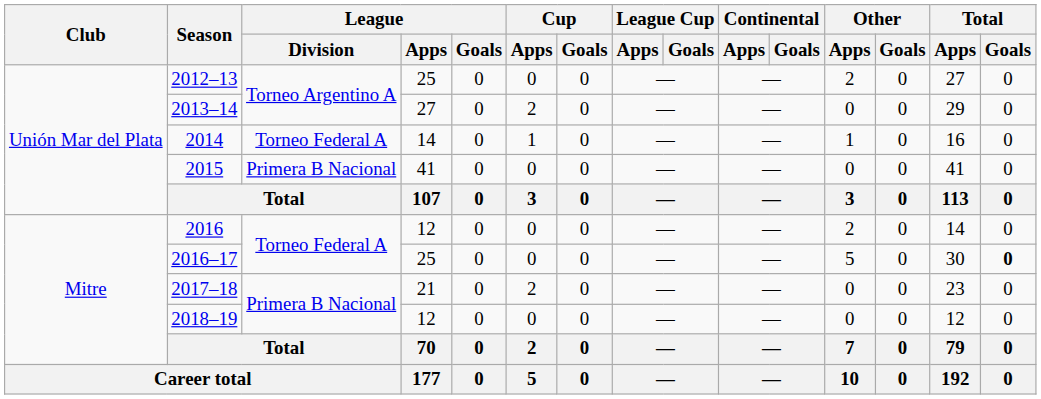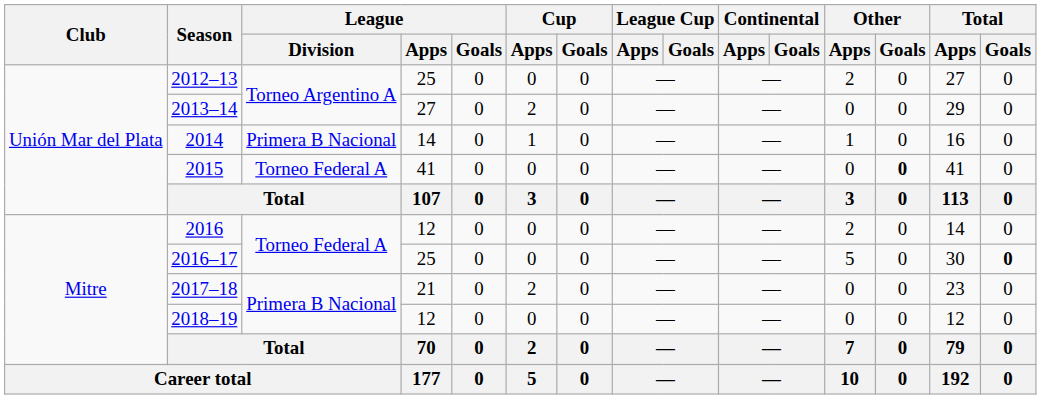(321, 139) Torneo Federal A -> (321, 139) Primera B Nacional
(321, 169) Primera B Nacional -> (321, 169) Torneo Federal A
(902, 169) normal -> (902, 169) bold
